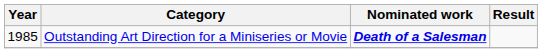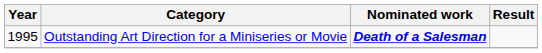(23, 36) 1985 -> (23, 36) 1995
